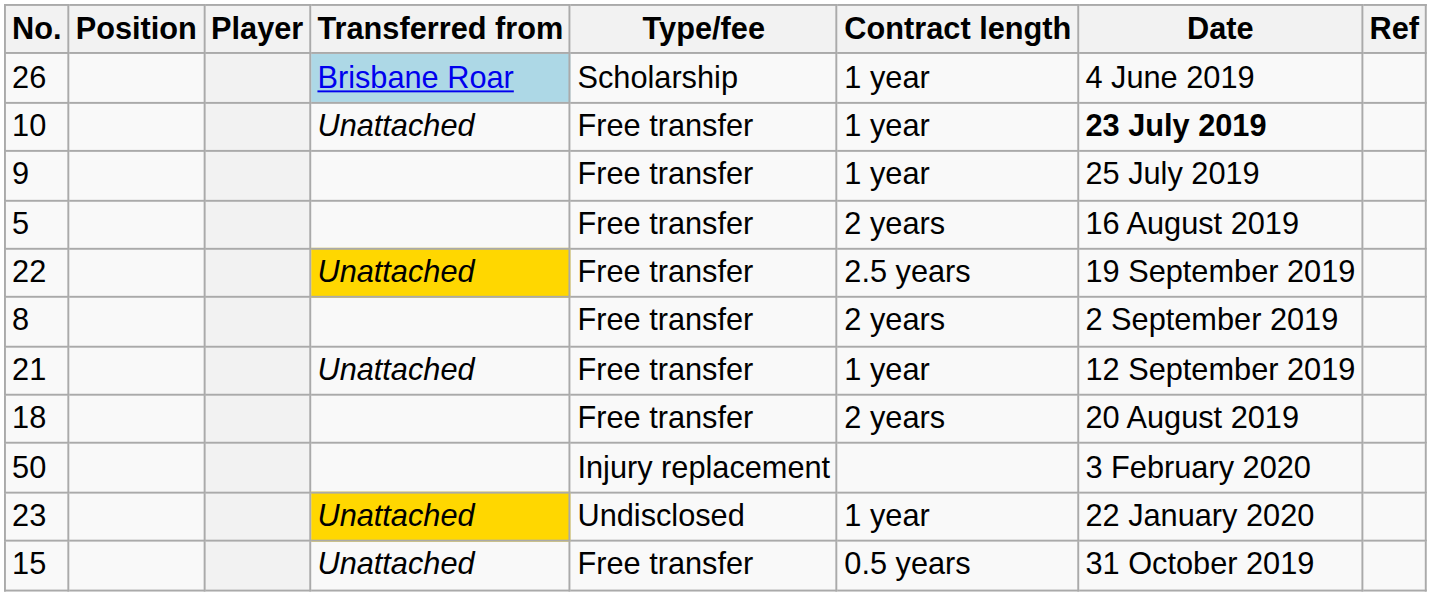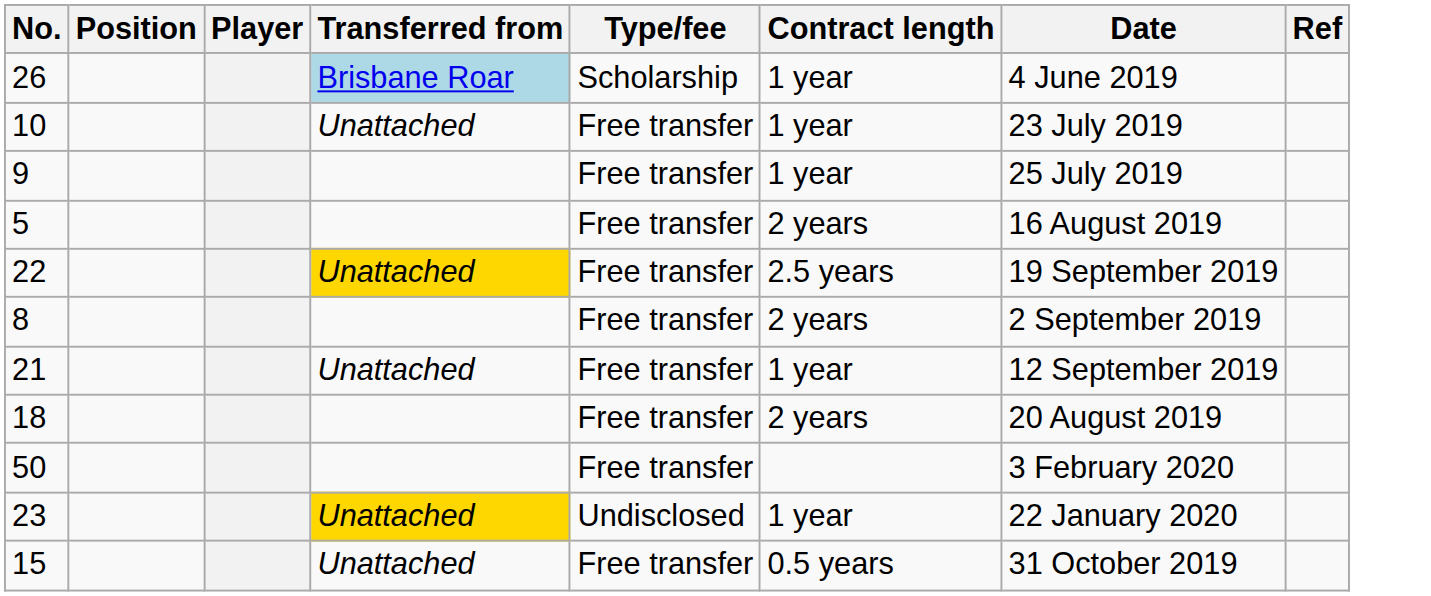(1176, 126) bold -> (1096, 126) normal
(704, 467) Injury replacement -> (665, 467) Free transfer
